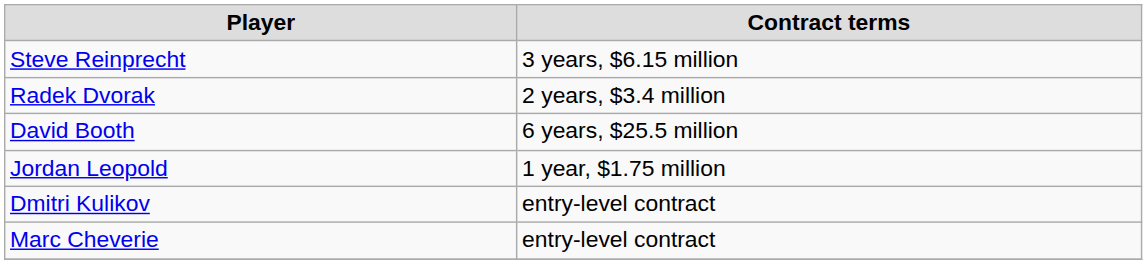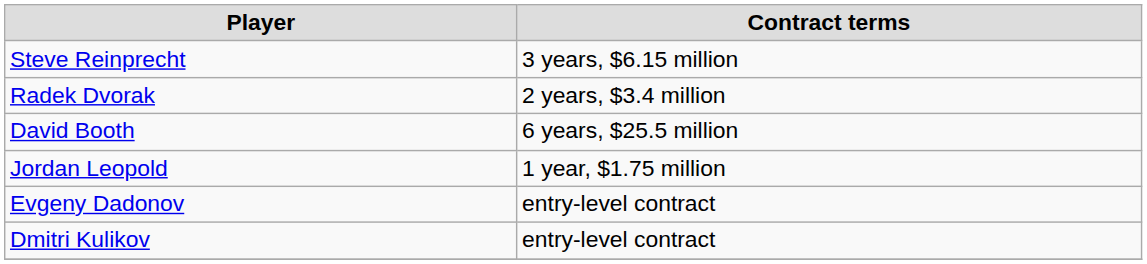+ row: (97, 204)
- row: (84, 240)
